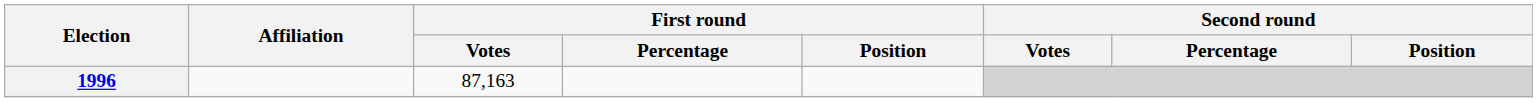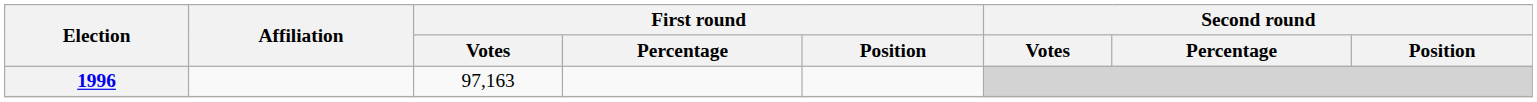(488, 81) 87,163 -> (488, 81) 97,163
